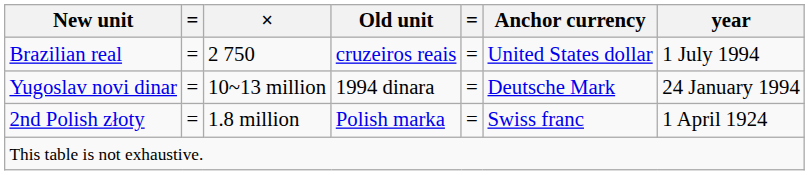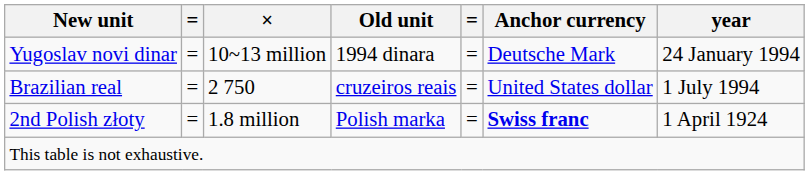rows swapped: (66, 53) <-> (93, 86)
(536, 119) normal -> (538, 119) bold
